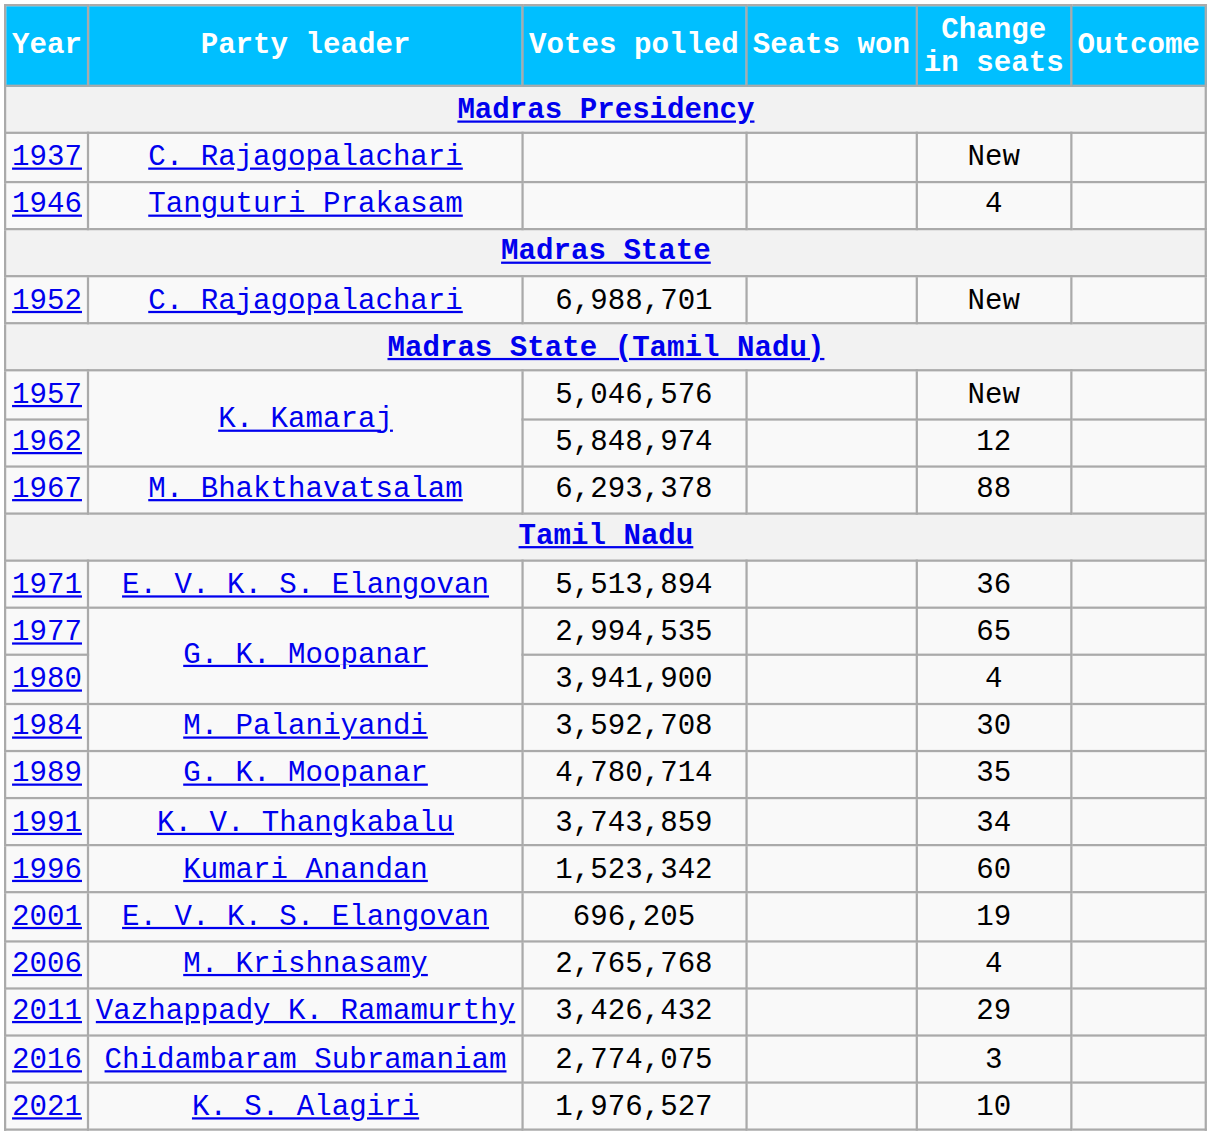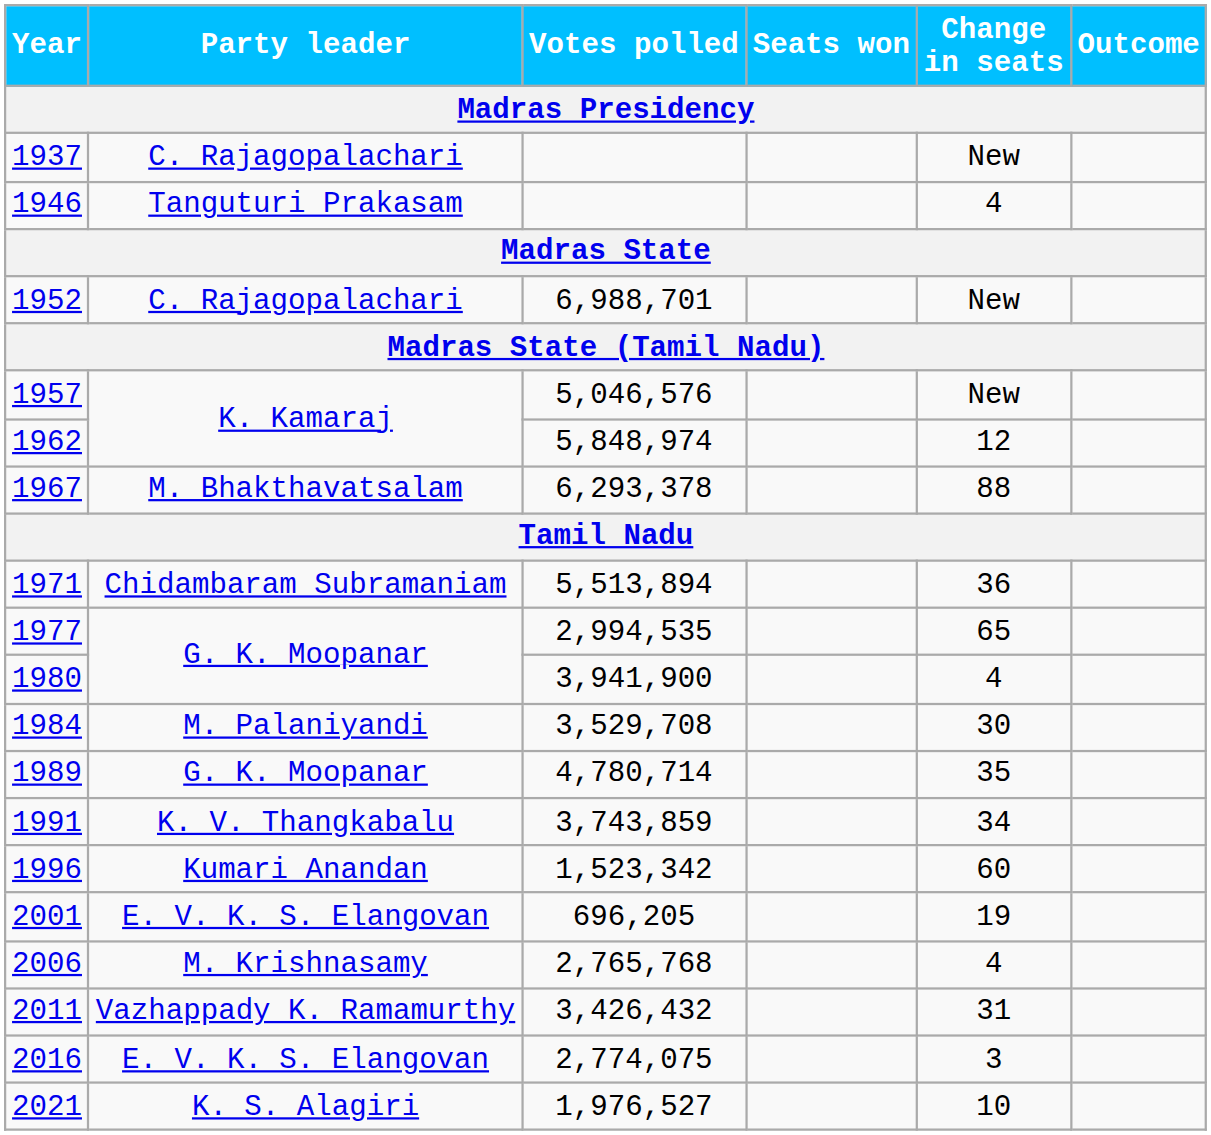(306, 585) E. V. K. S. Elangovan -> (306, 585) Chidambaram Subramaniam
(634, 727) 3,592,708 -> (634, 727) 3,529,708
(994, 1012) 29 -> (994, 1012) 31
(306, 1059) Chidambaram Subramaniam -> (306, 1059) E. V. K. S. Elangovan
